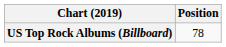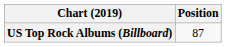(198, 32) 78 -> (198, 32) 87
